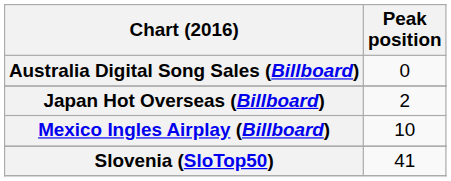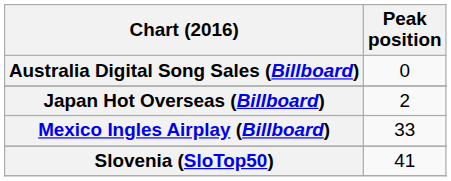(405, 130) 10 -> (405, 130) 33
